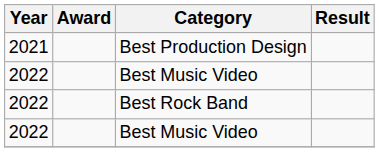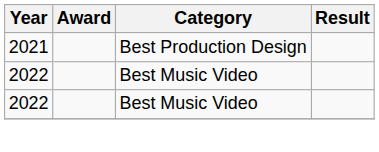- row: (29, 103)
